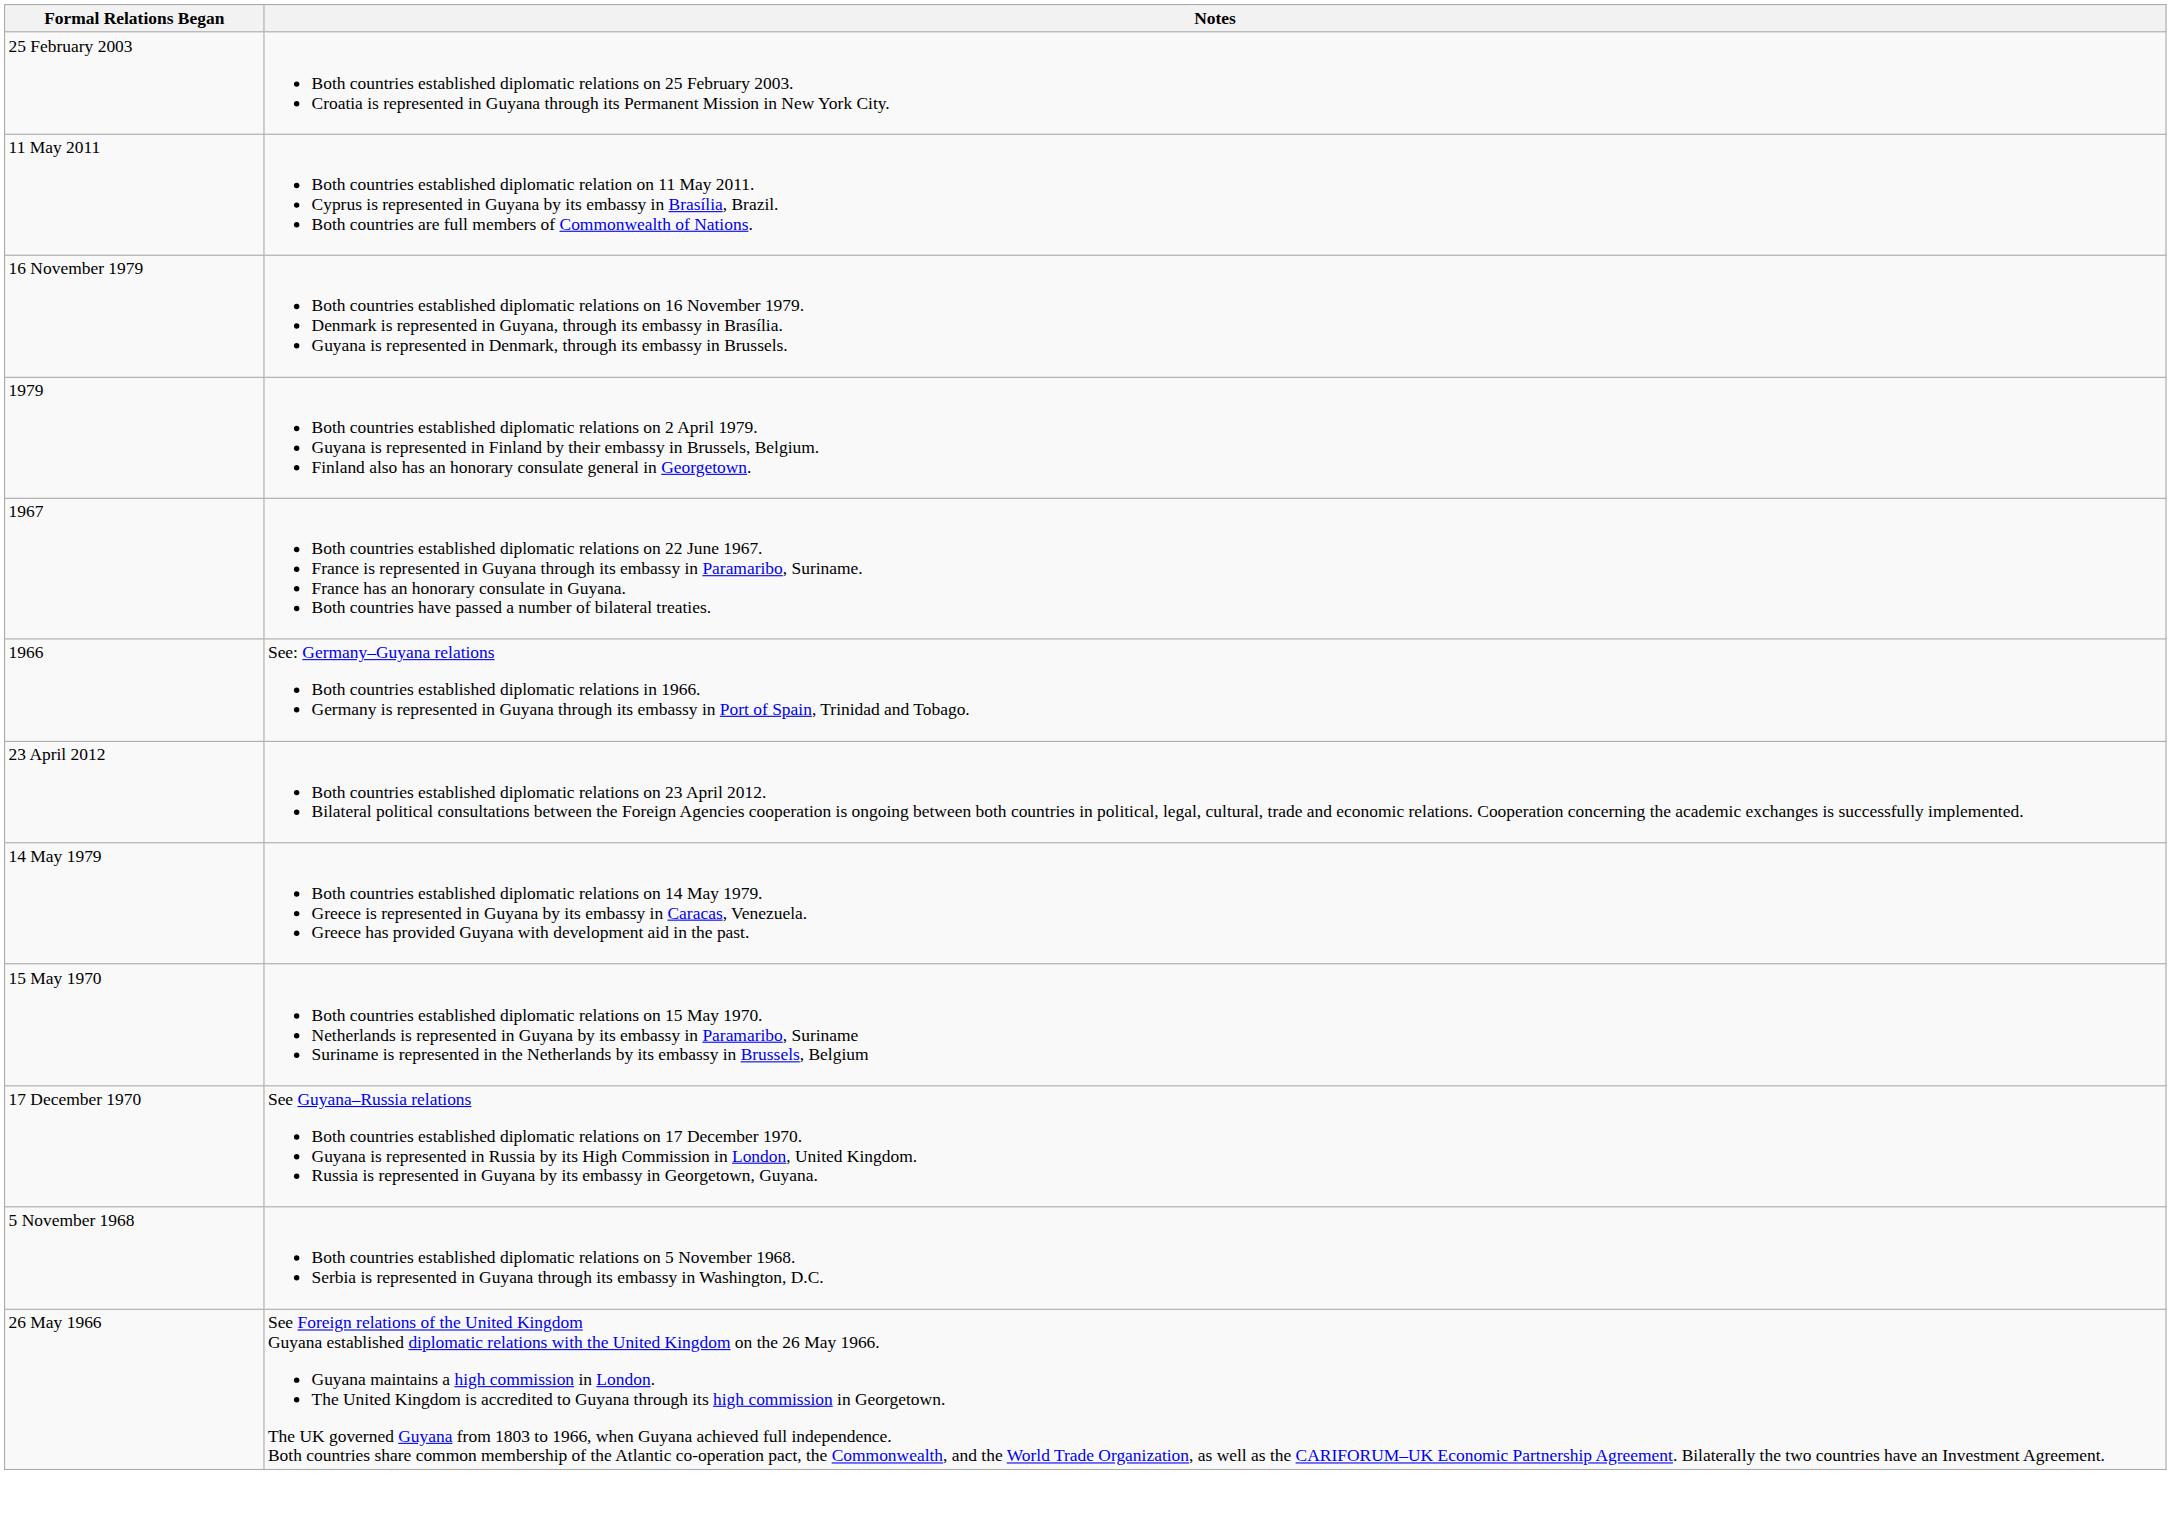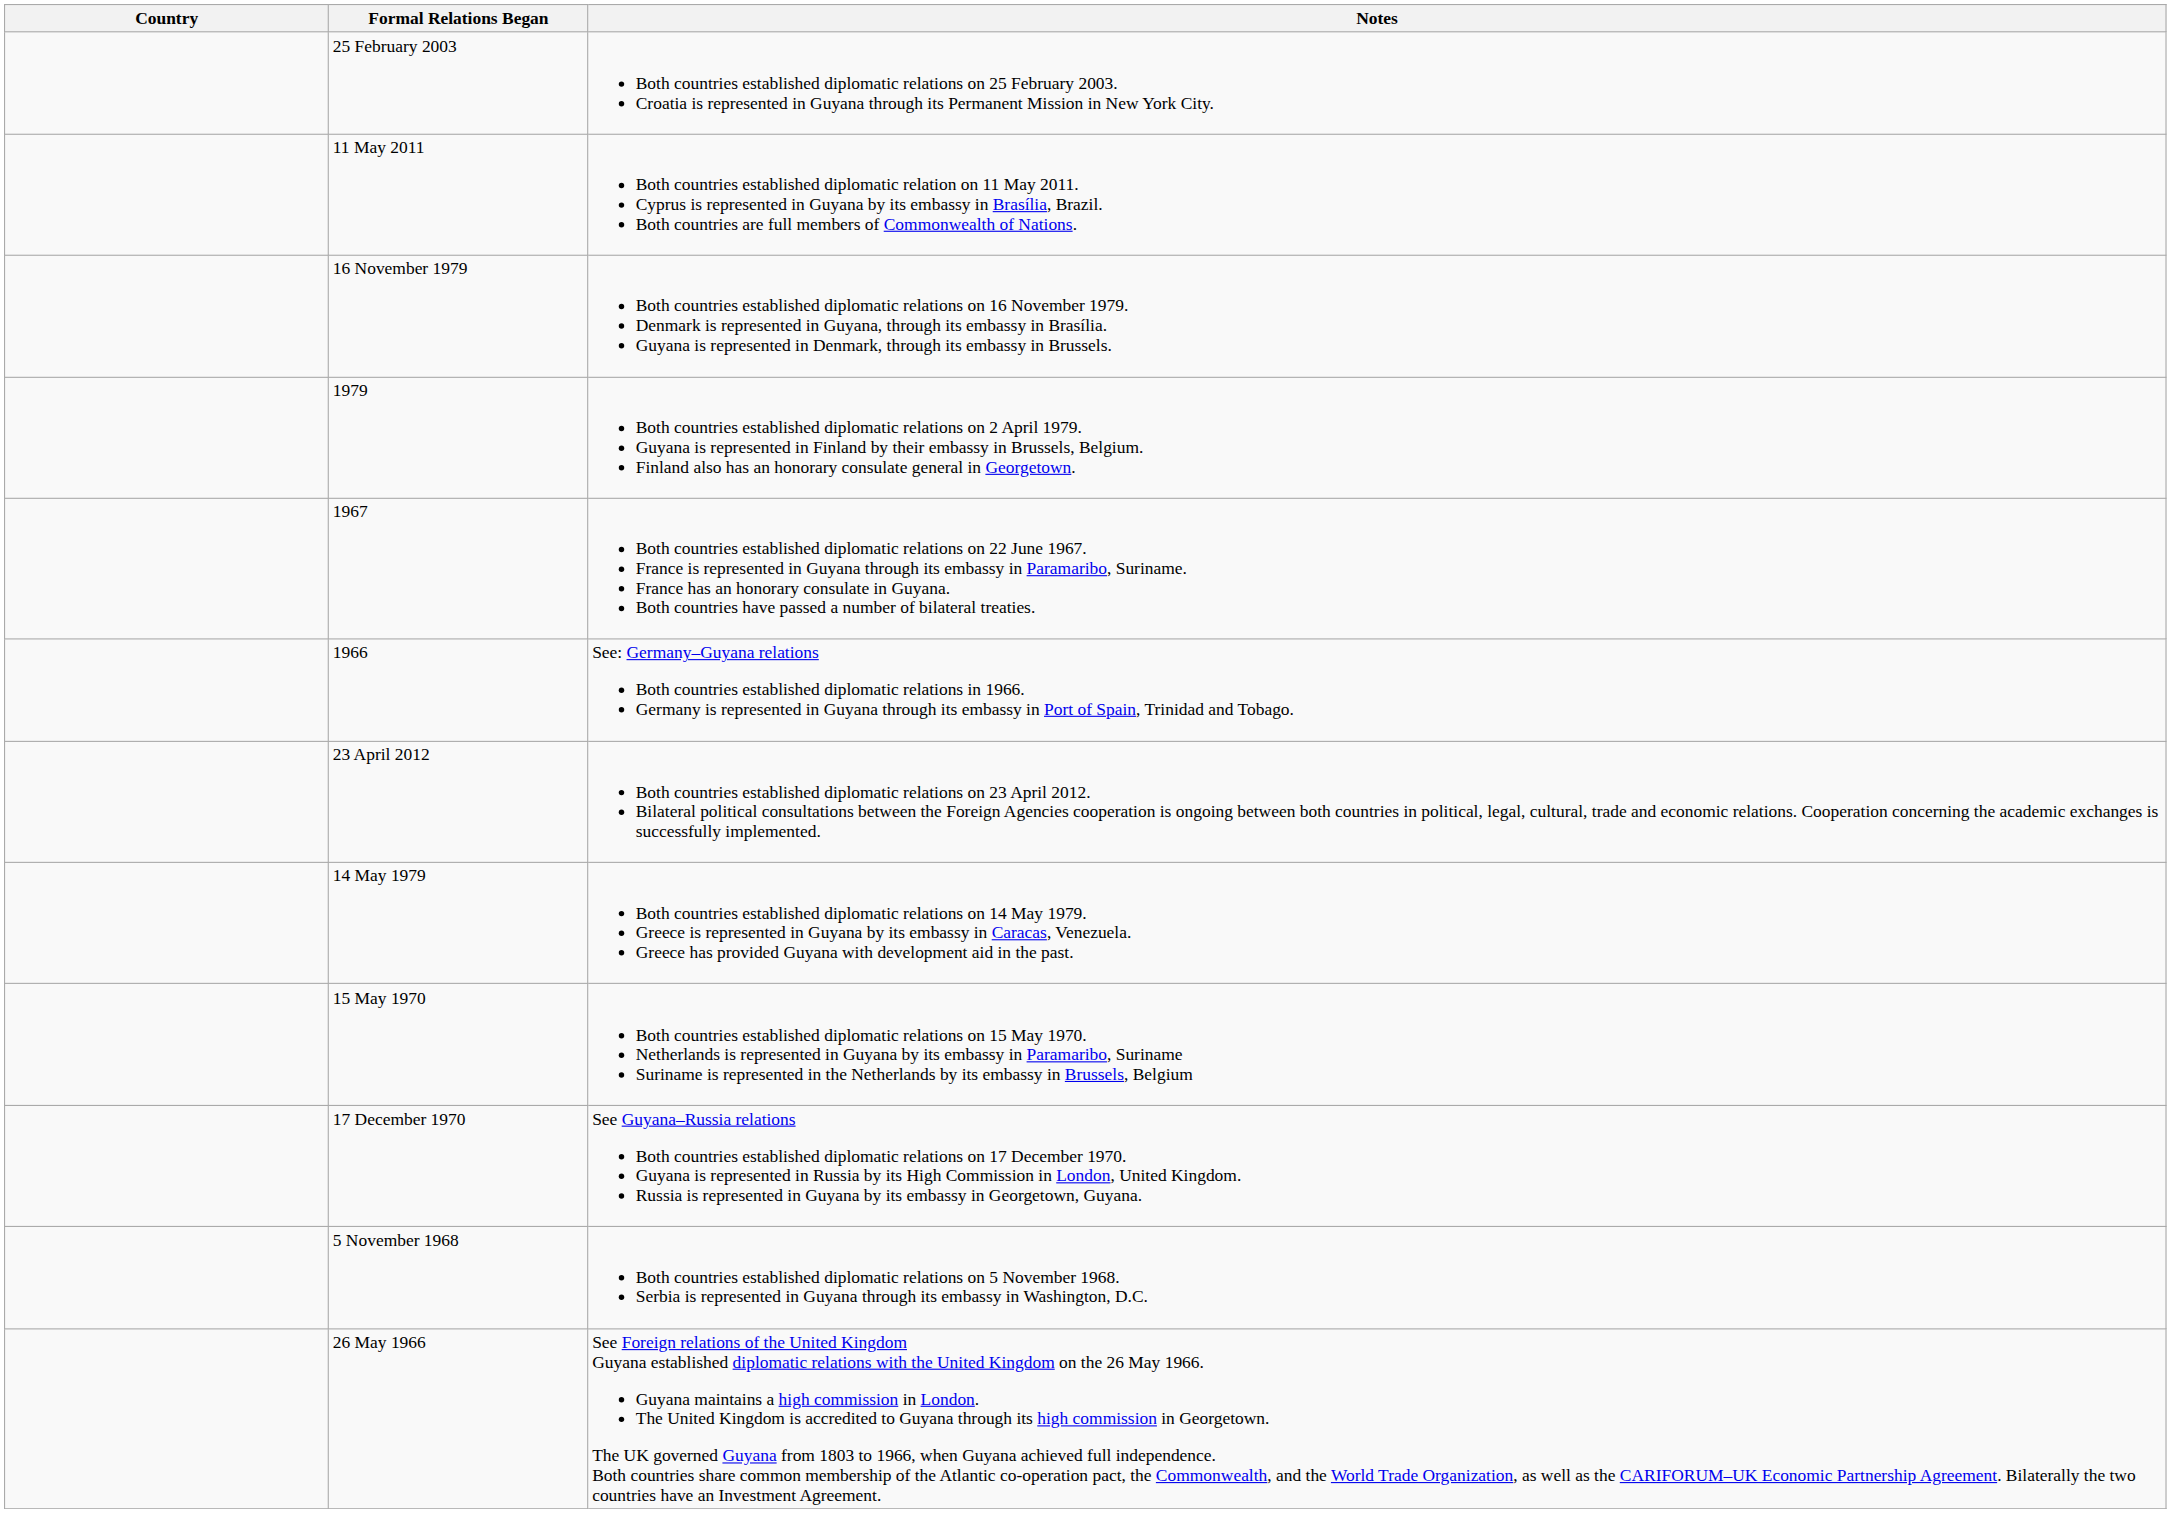+ column: (167, 18)
